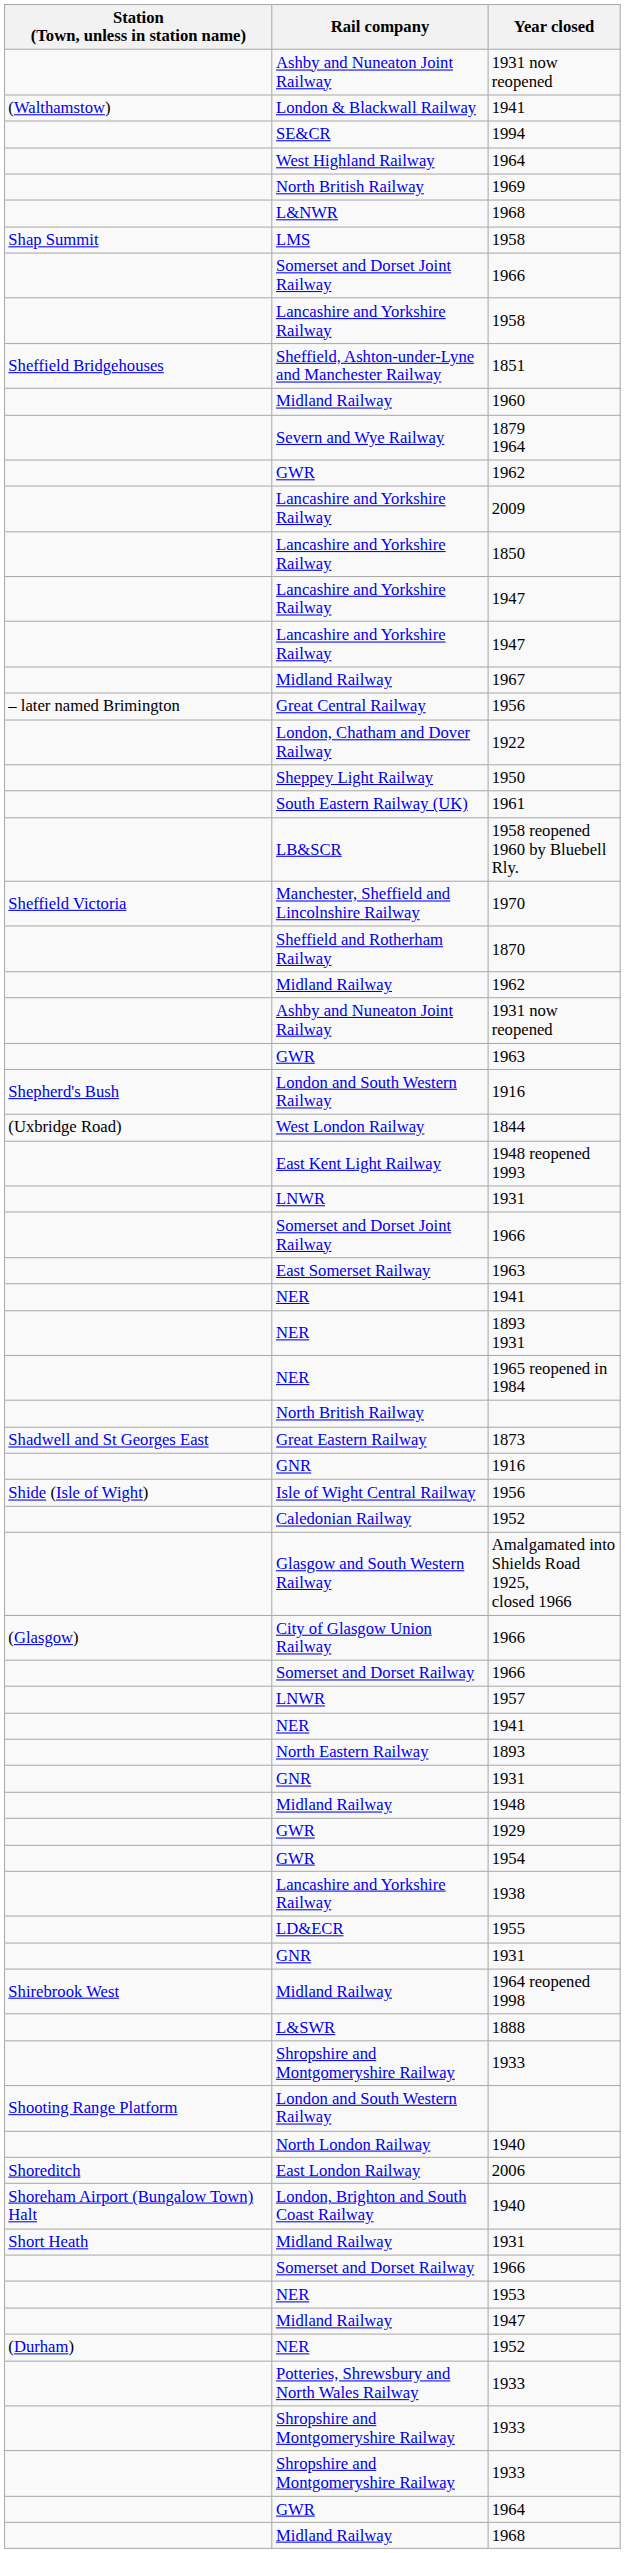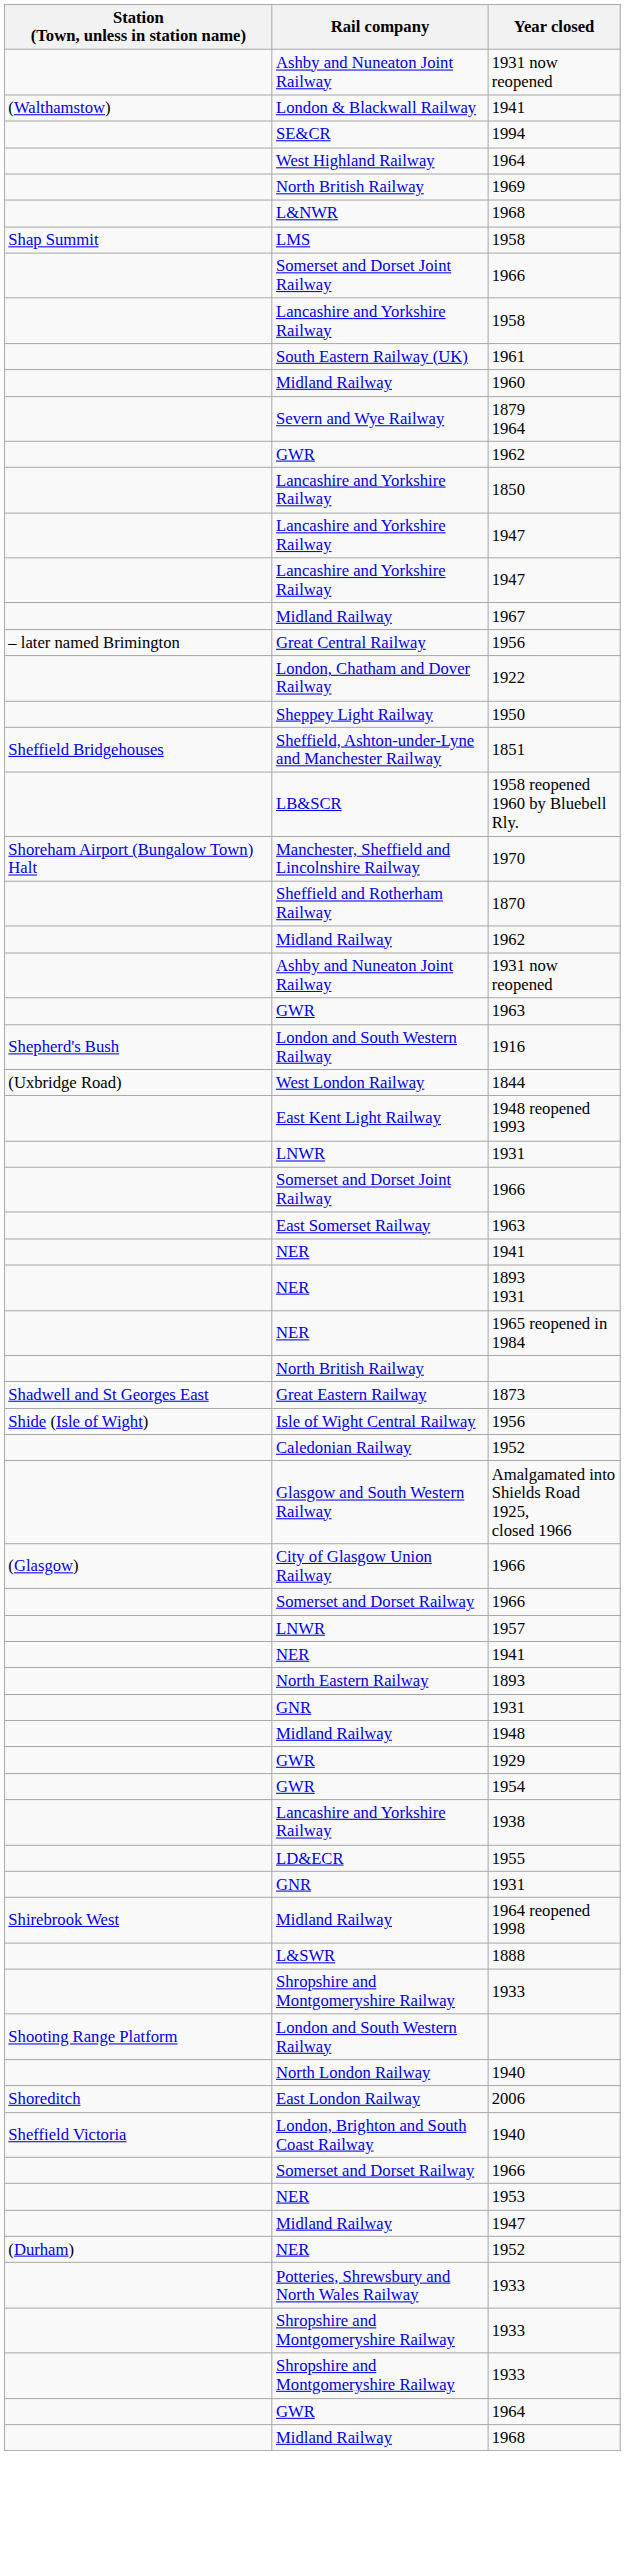rows swapped: (372, 804) <-> (375, 365)
- row: (361, 508)
(67, 903) Sheffield Victoria -> (131, 858) Shoreham Airport (Bungalow Town) Halt
- row: (294, 1466)
(131, 2206) Shoreham Airport (Bungalow Town) Halt -> (67, 2134) Sheffield Victoria
- row: (334, 2241)
